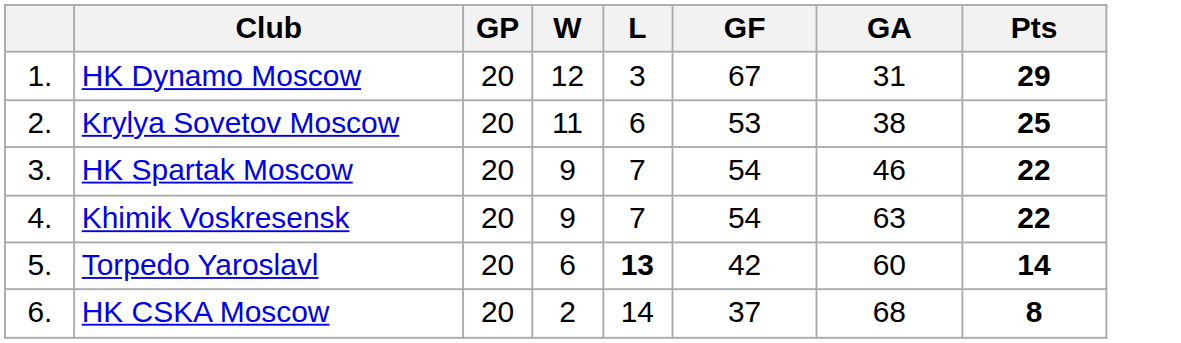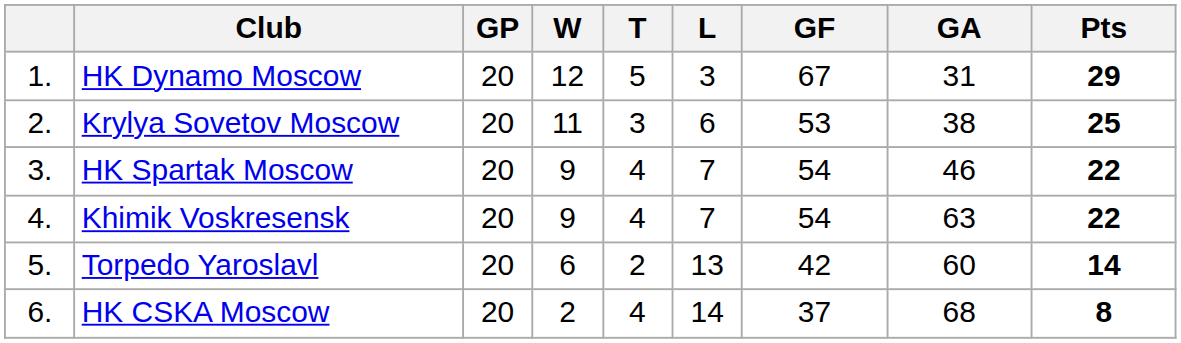+ column: (637, 28)
(637, 265) bold -> (707, 265) normal
